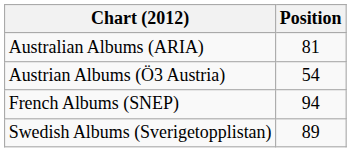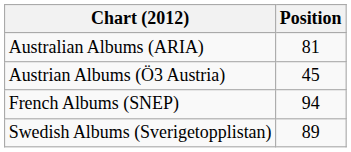(311, 75) 54 -> (311, 75) 45
